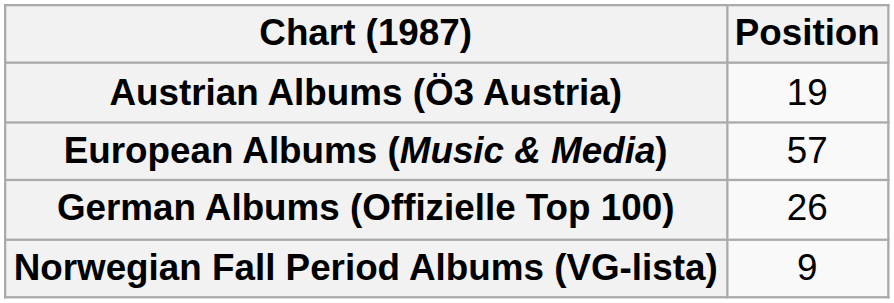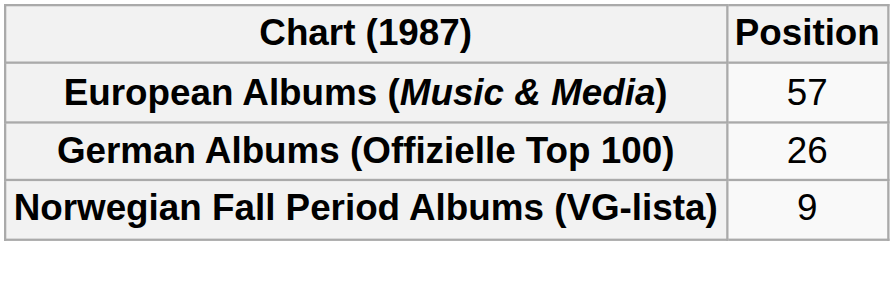- row: (366, 92)
